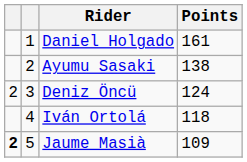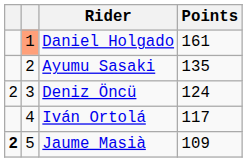(30, 43) no background -> (30, 43) lightsalmon background
(196, 68) 138 -> (196, 68) 135
(196, 119) 118 -> (196, 119) 117
